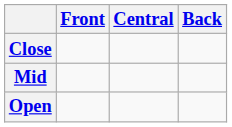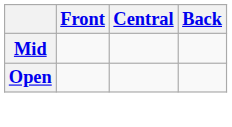- row: (30, 48)
